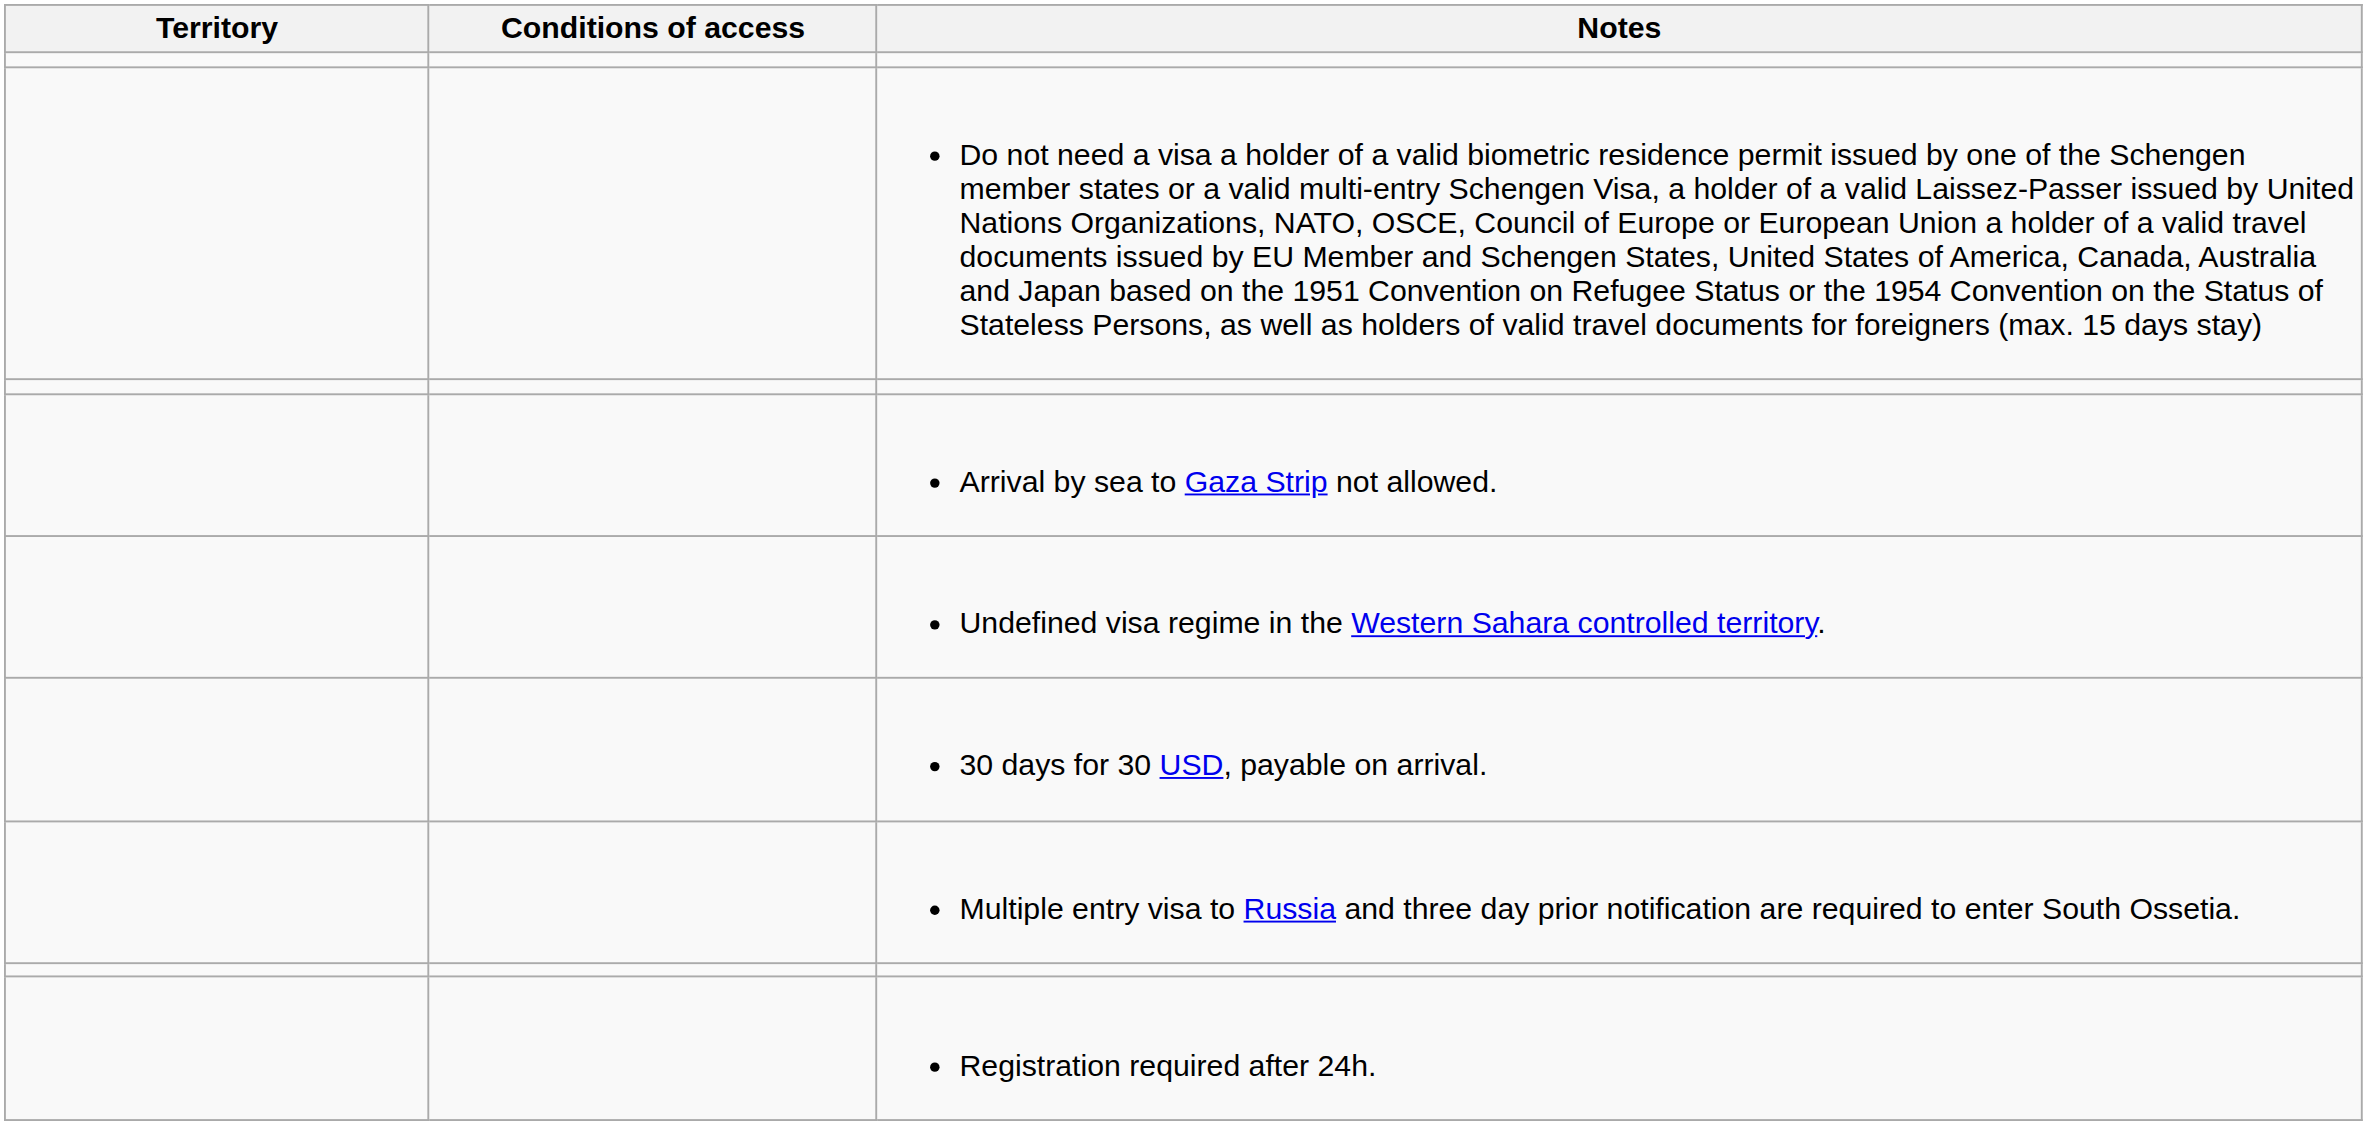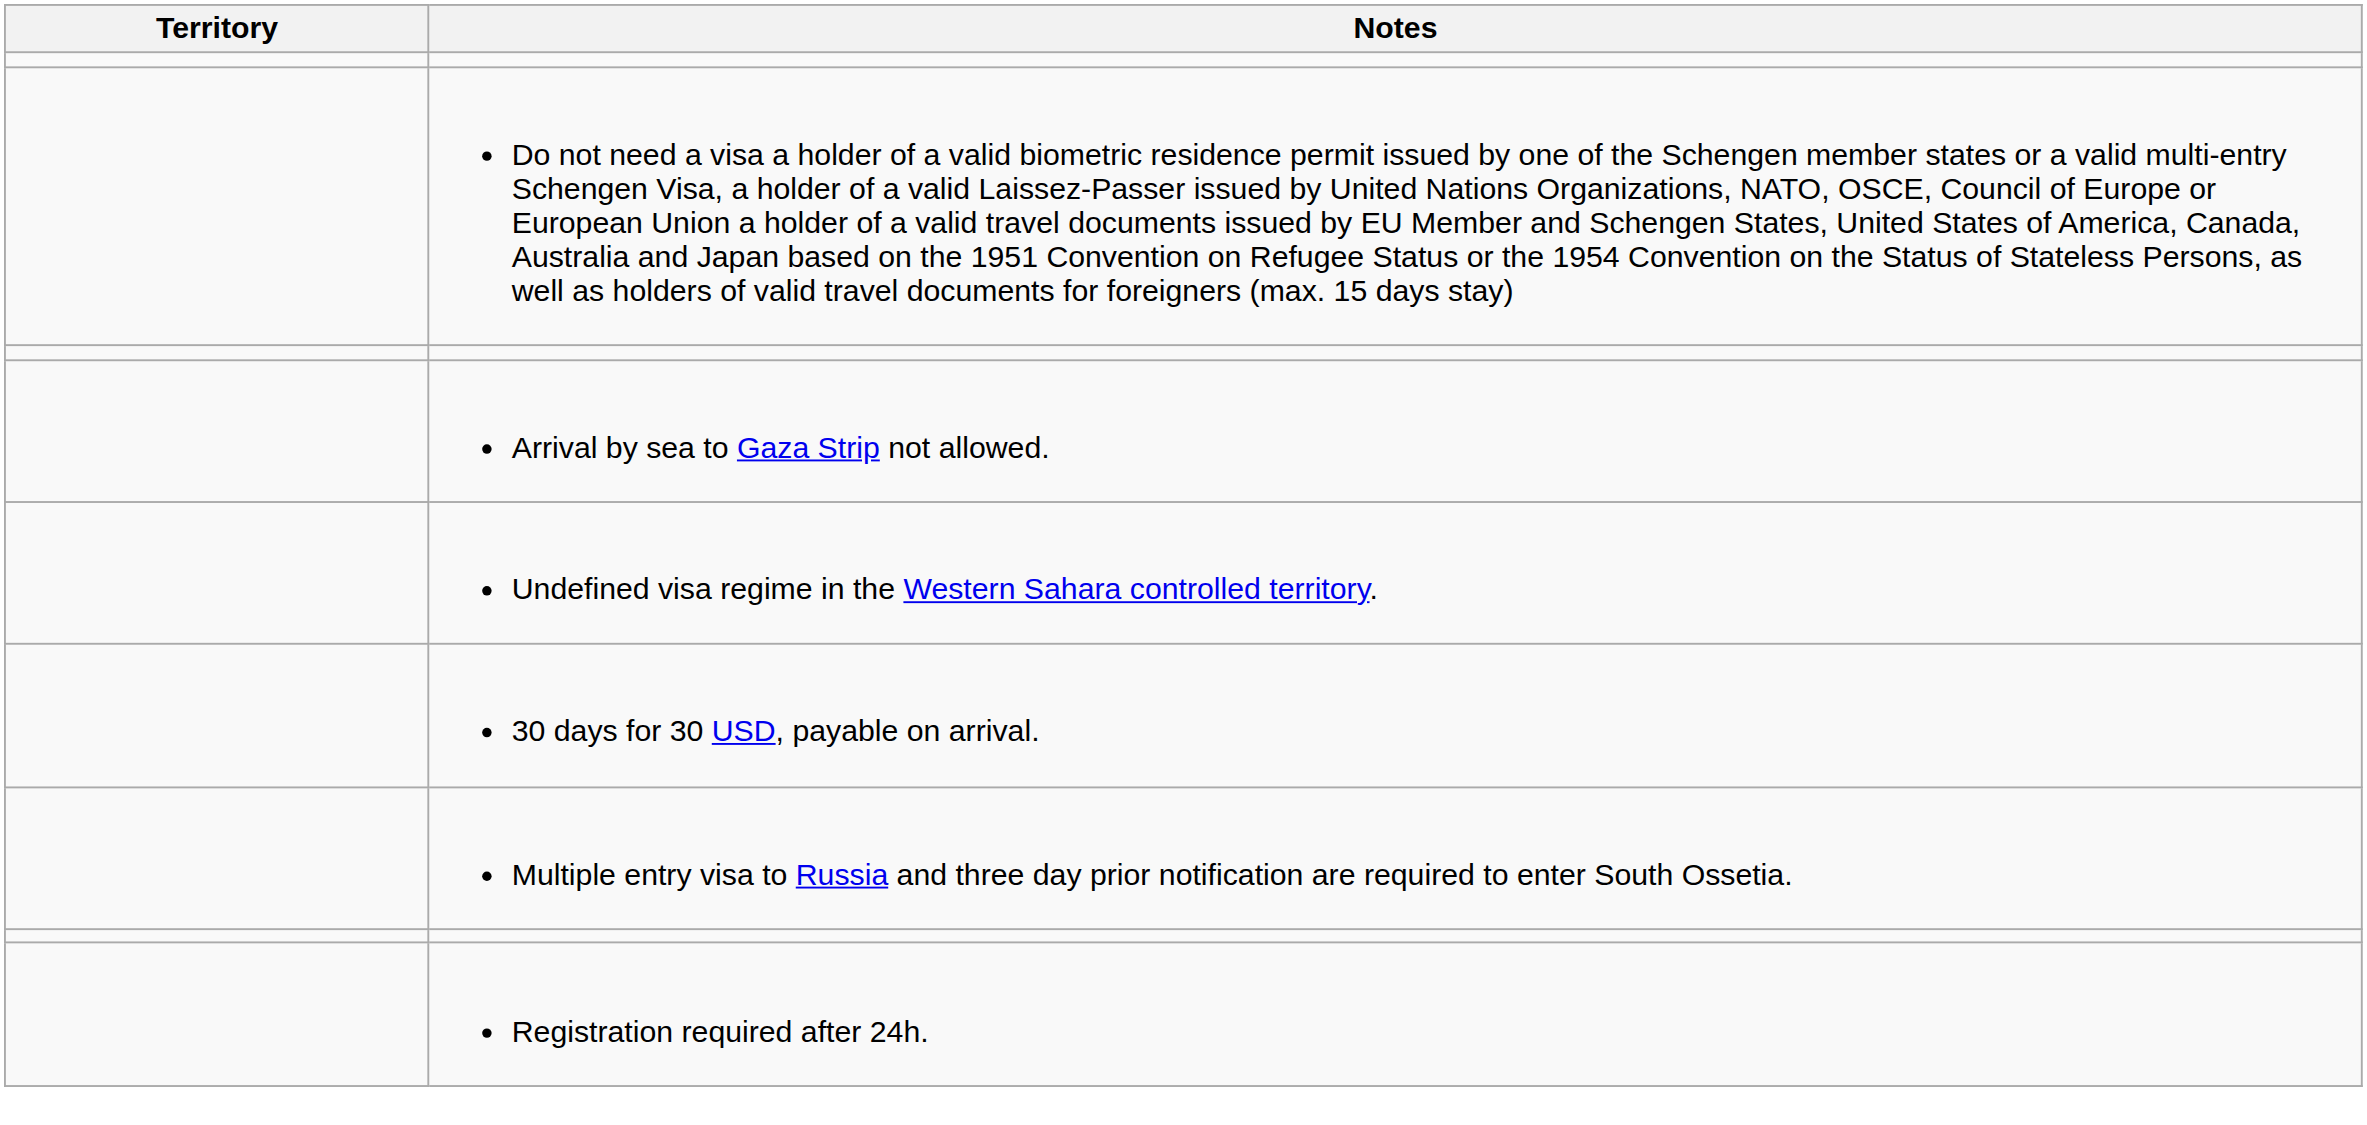- column: (653, 28)
